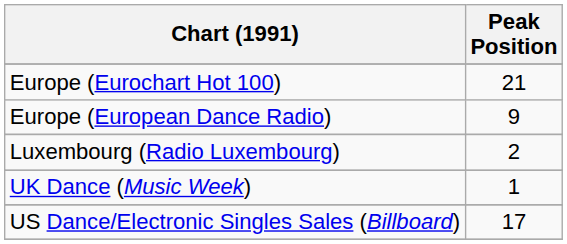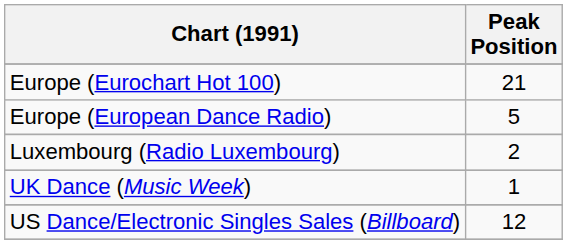(514, 116) 9 -> (514, 116) 5
(514, 221) 17 -> (514, 221) 12
